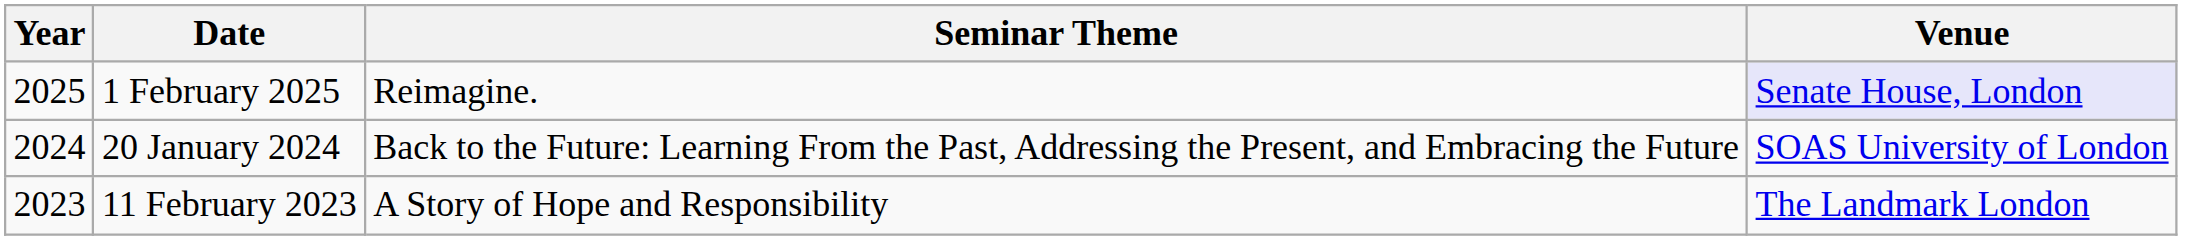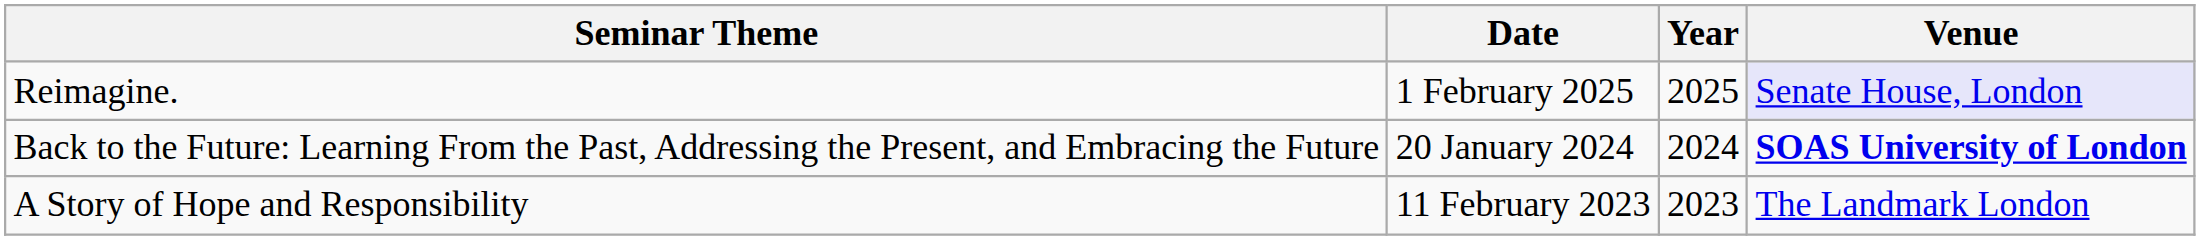columns swapped: (49, 33) <-> (1056, 33)
(1962, 147) normal -> (1971, 147) bold
